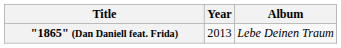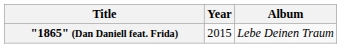(220, 33) 2013 -> (220, 33) 2015
